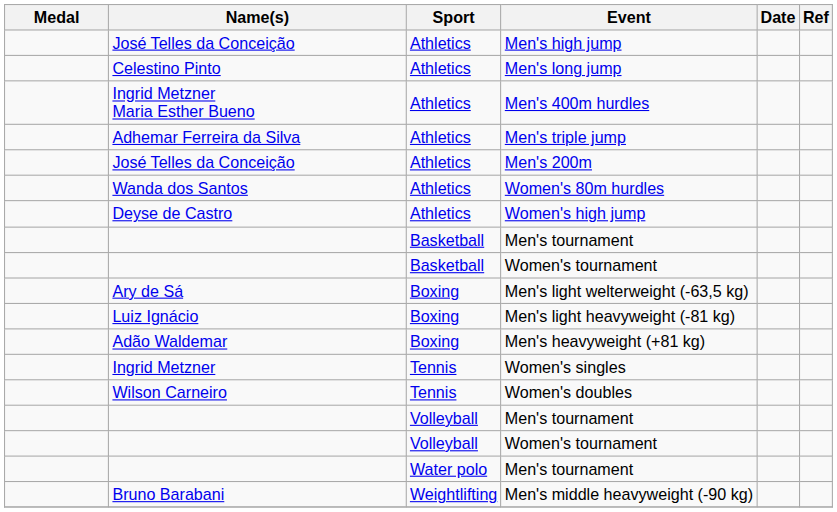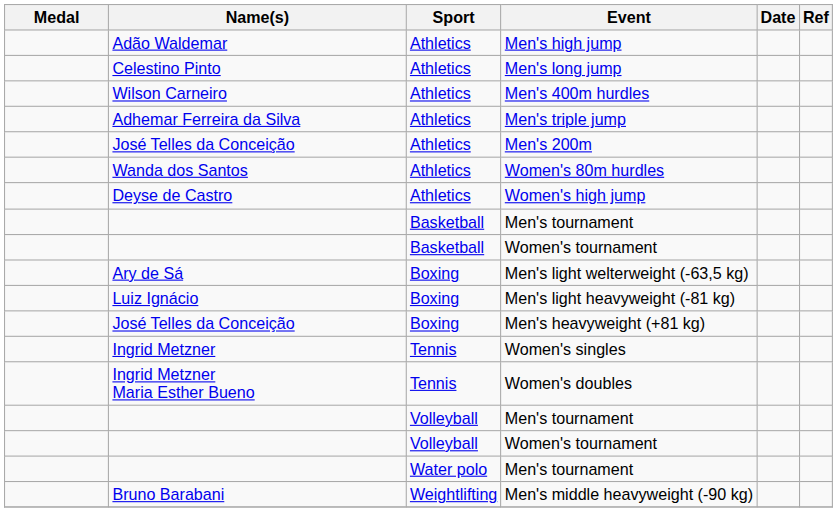(204, 43) José Telles da Conceição -> (170, 43) Adão Waldemar
(184, 103) Ingrid Metzner Maria Esther Bueno -> (170, 94) Wilson Carneiro
(170, 342) Adão Waldemar -> (204, 324) José Telles da Conceição
(170, 393) Wilson Carneiro -> (184, 384) Ingrid Metzner Maria Esther Bueno
